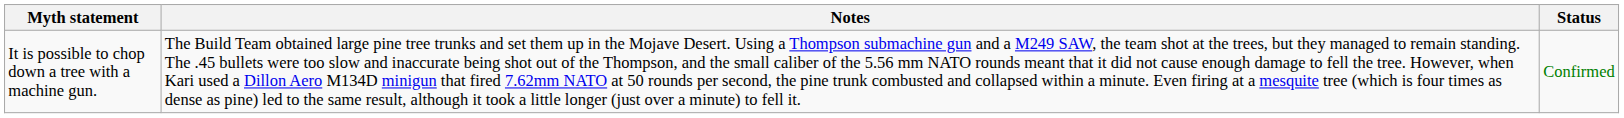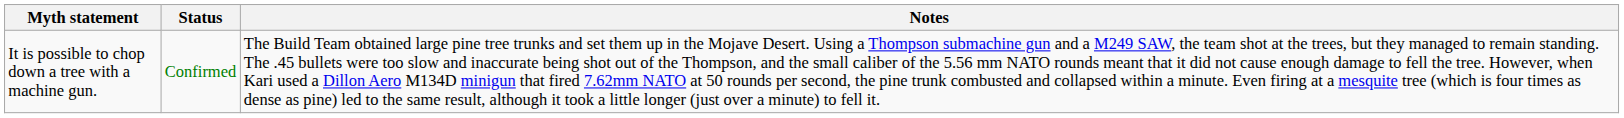columns swapped: (1579, 17) <-> (850, 17)
